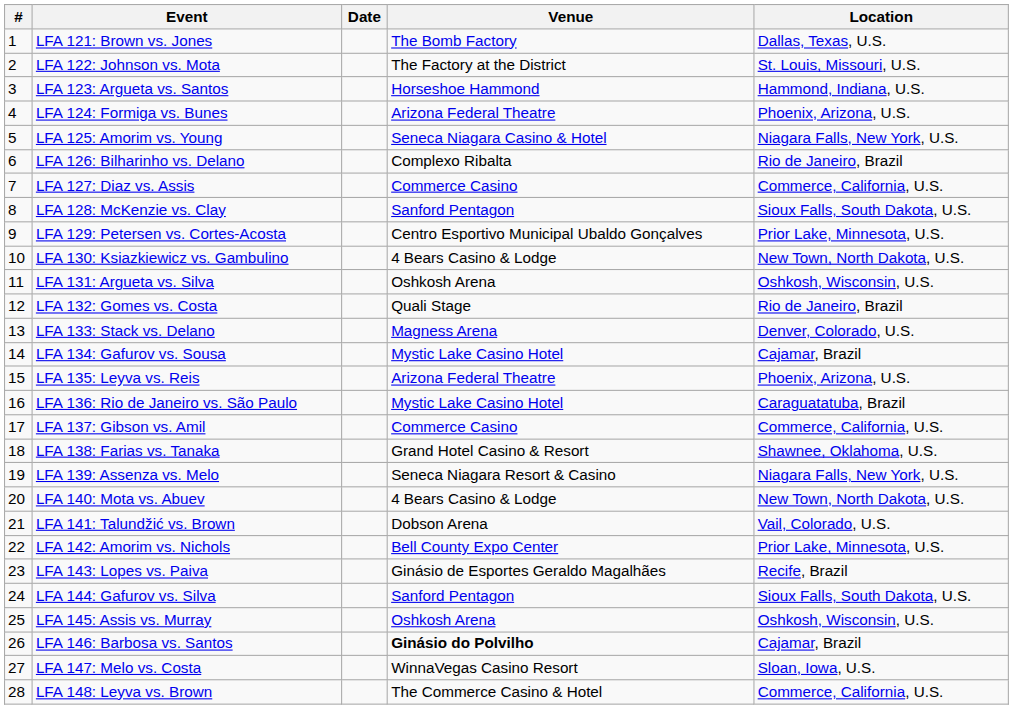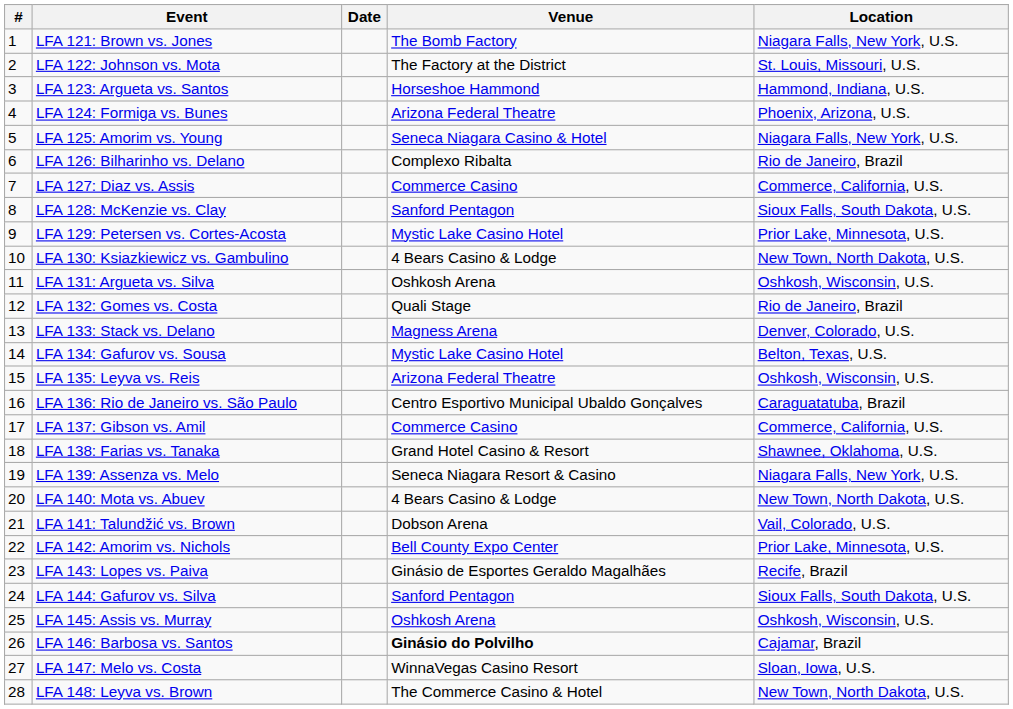(822, 41) Dallas, Texas, U.S. -> (858, 41) Niagara Falls, New York, U.S.
(547, 234) Centro Esportivo Municipal Ubaldo Gonçalves -> (477, 234) Mystic Lake Casino Hotel
(809, 355) Cajamar, Brazil -> (822, 355) Belton, Texas, U.S.
(834, 379) Phoenix, Arizona, U.S. -> (846, 379) Oshkosh, Wisconsin, U.S.
(477, 403) Mystic Lake Casino Hotel -> (547, 403) Centro Esportivo Municipal Ubaldo Gonçalves
(850, 692) Commerce, California, U.S. -> (861, 692) New Town, North Dakota, U.S.
